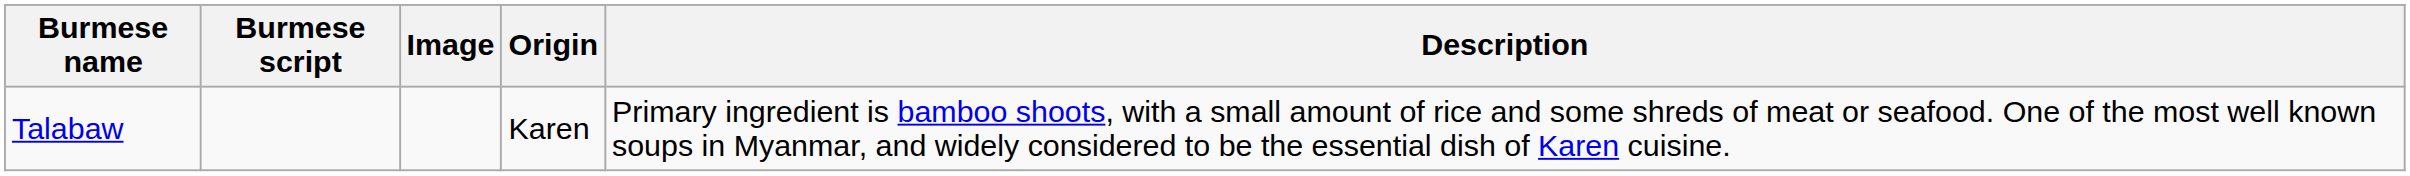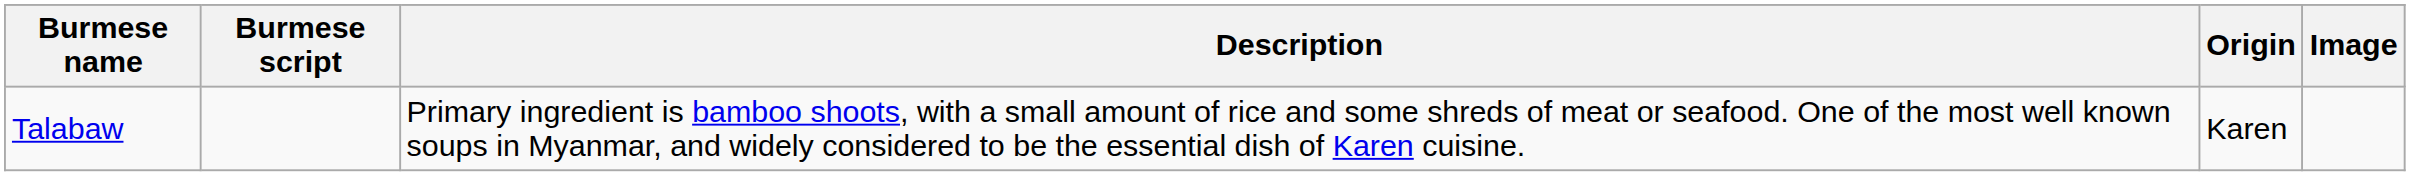columns swapped: (451, 45) <-> (1505, 45)
